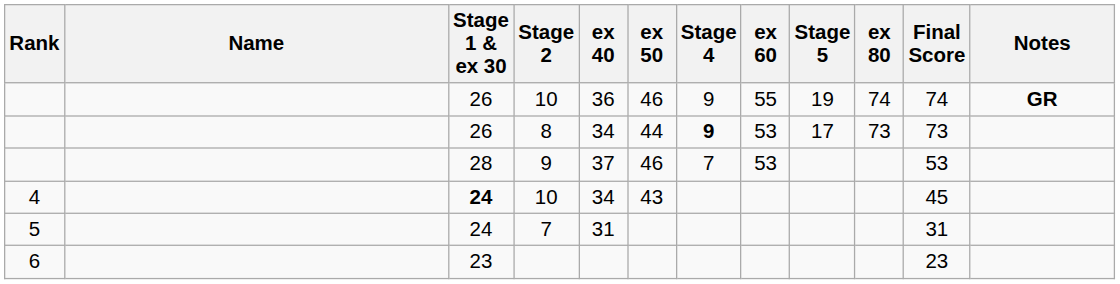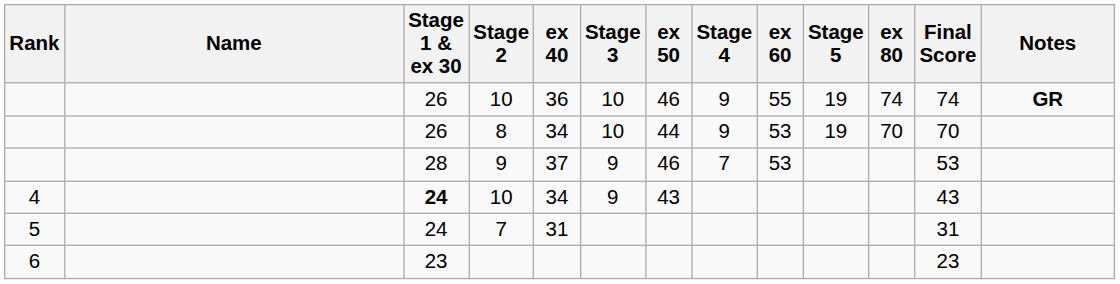+ column: (613, 43)
(709, 131) bold -> (724, 131) normal
(822, 131) 17 -> (836, 131) 19
(879, 131) 73 -> (892, 131) 70
(937, 131) 73 -> (948, 131) 70
(937, 196) 45 -> (948, 196) 43
